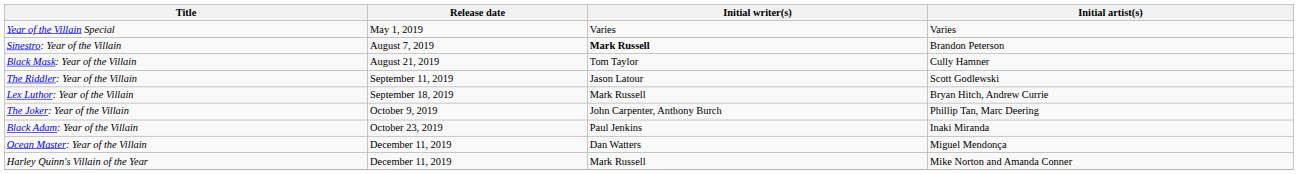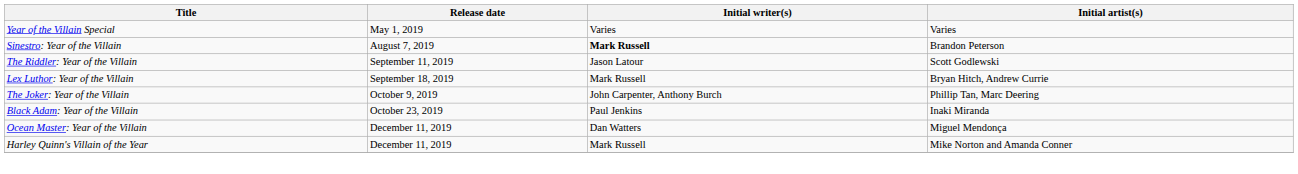- row: (72, 62)
